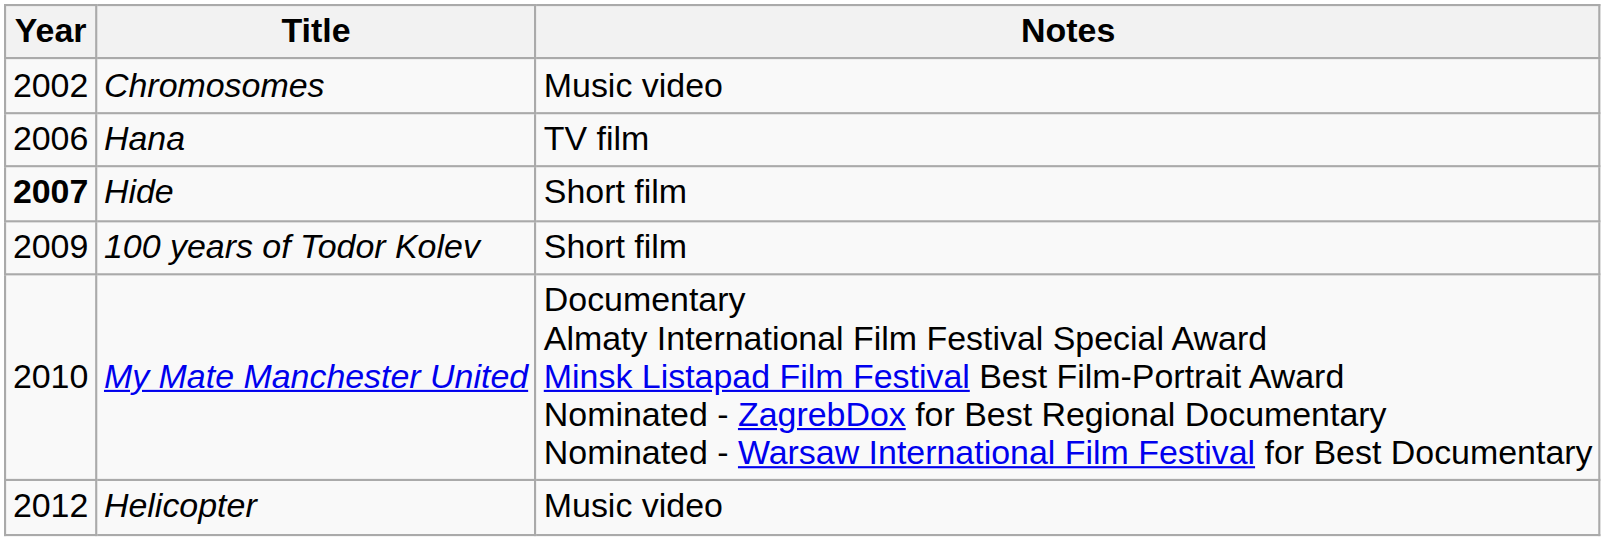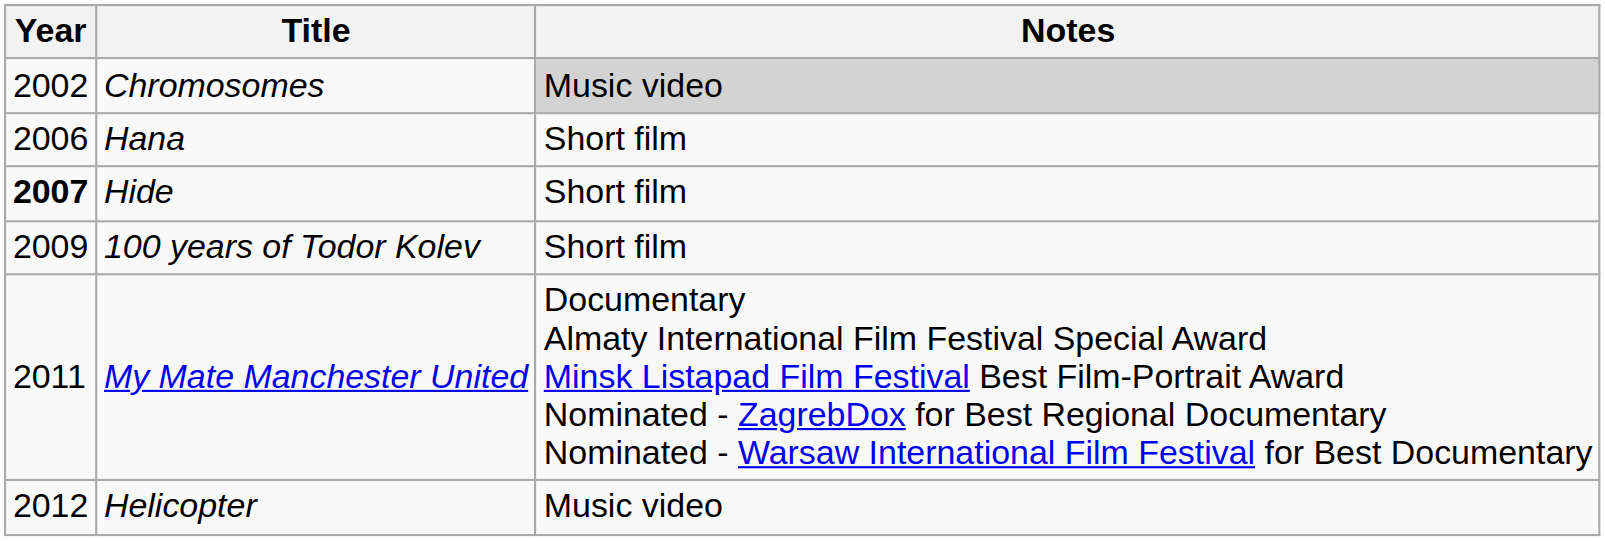(633, 85) no background -> (633, 85) lightgrey background
(597, 138) TV film -> (615, 138) Short film
(51, 376) 2010 -> (49, 376) 2011
